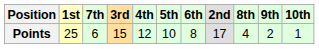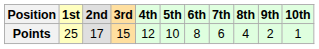columns swapped: (220, 14) <-> (95, 14)
